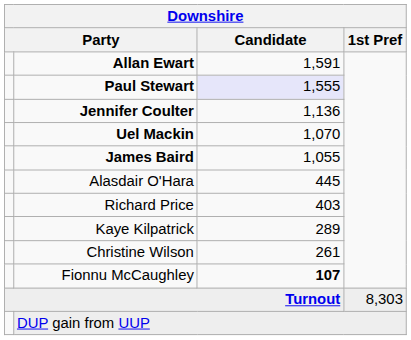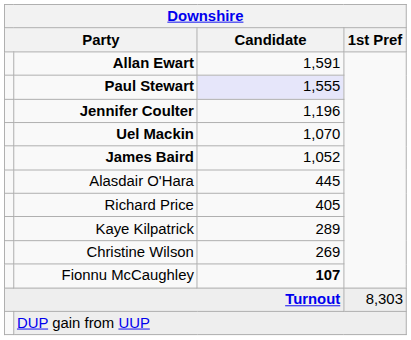(322, 110) 1,136 -> (322, 110) 1,196
(322, 157) 1,055 -> (322, 157) 1,052
(328, 205) 403 -> (328, 205) 405
(328, 252) 261 -> (328, 252) 269
